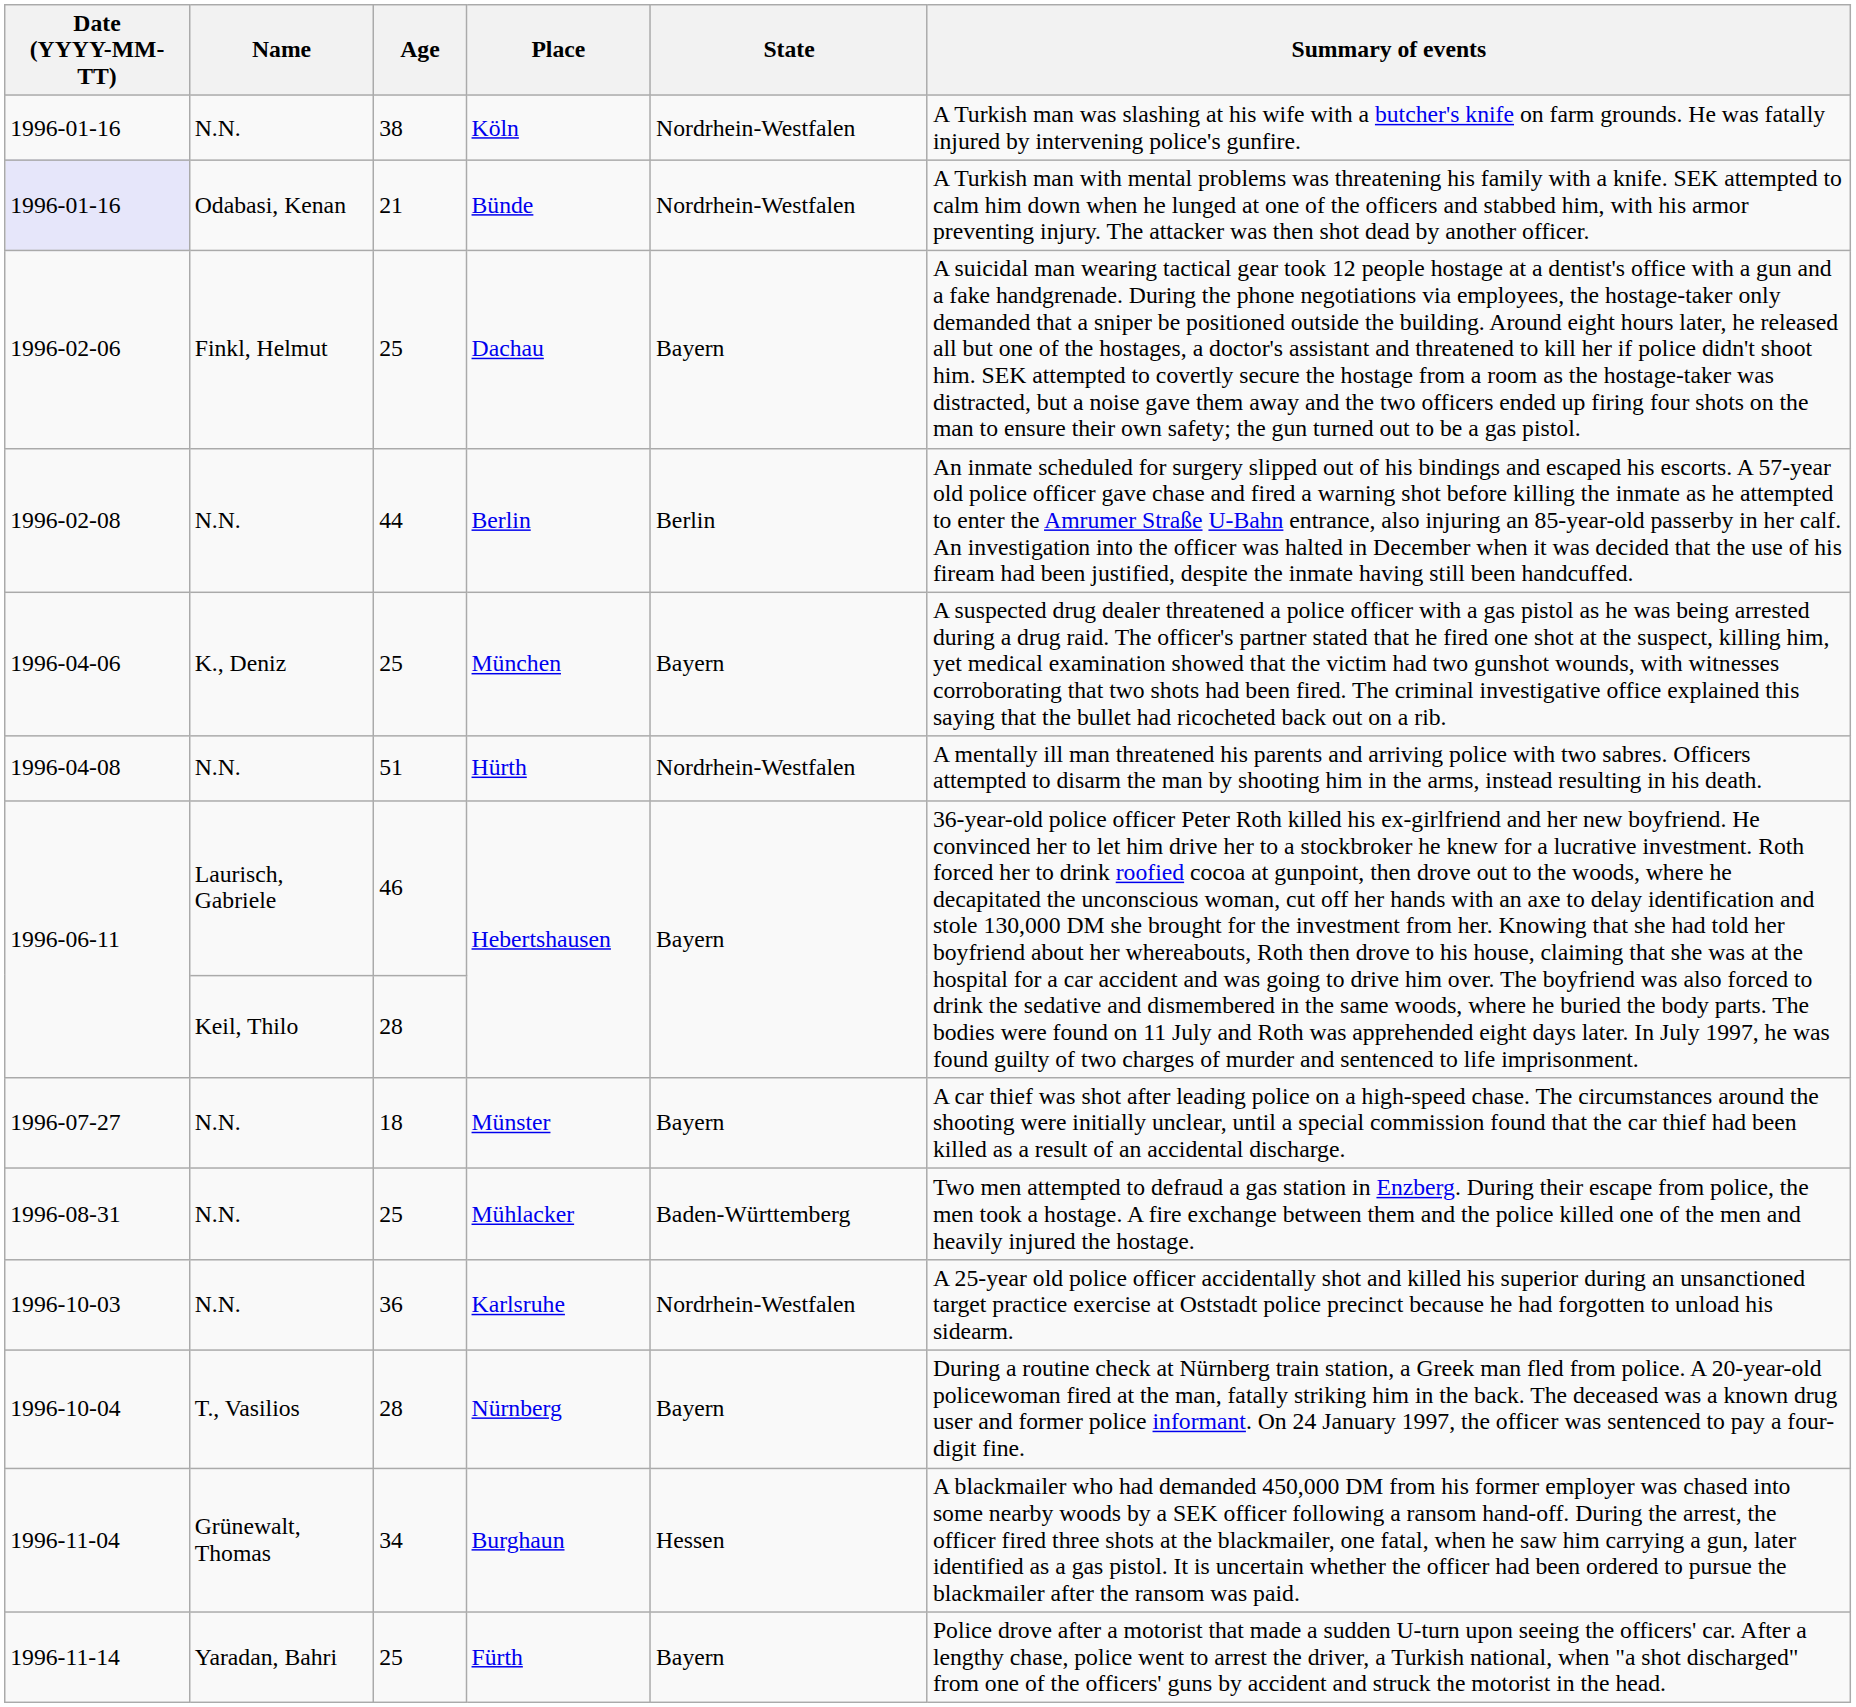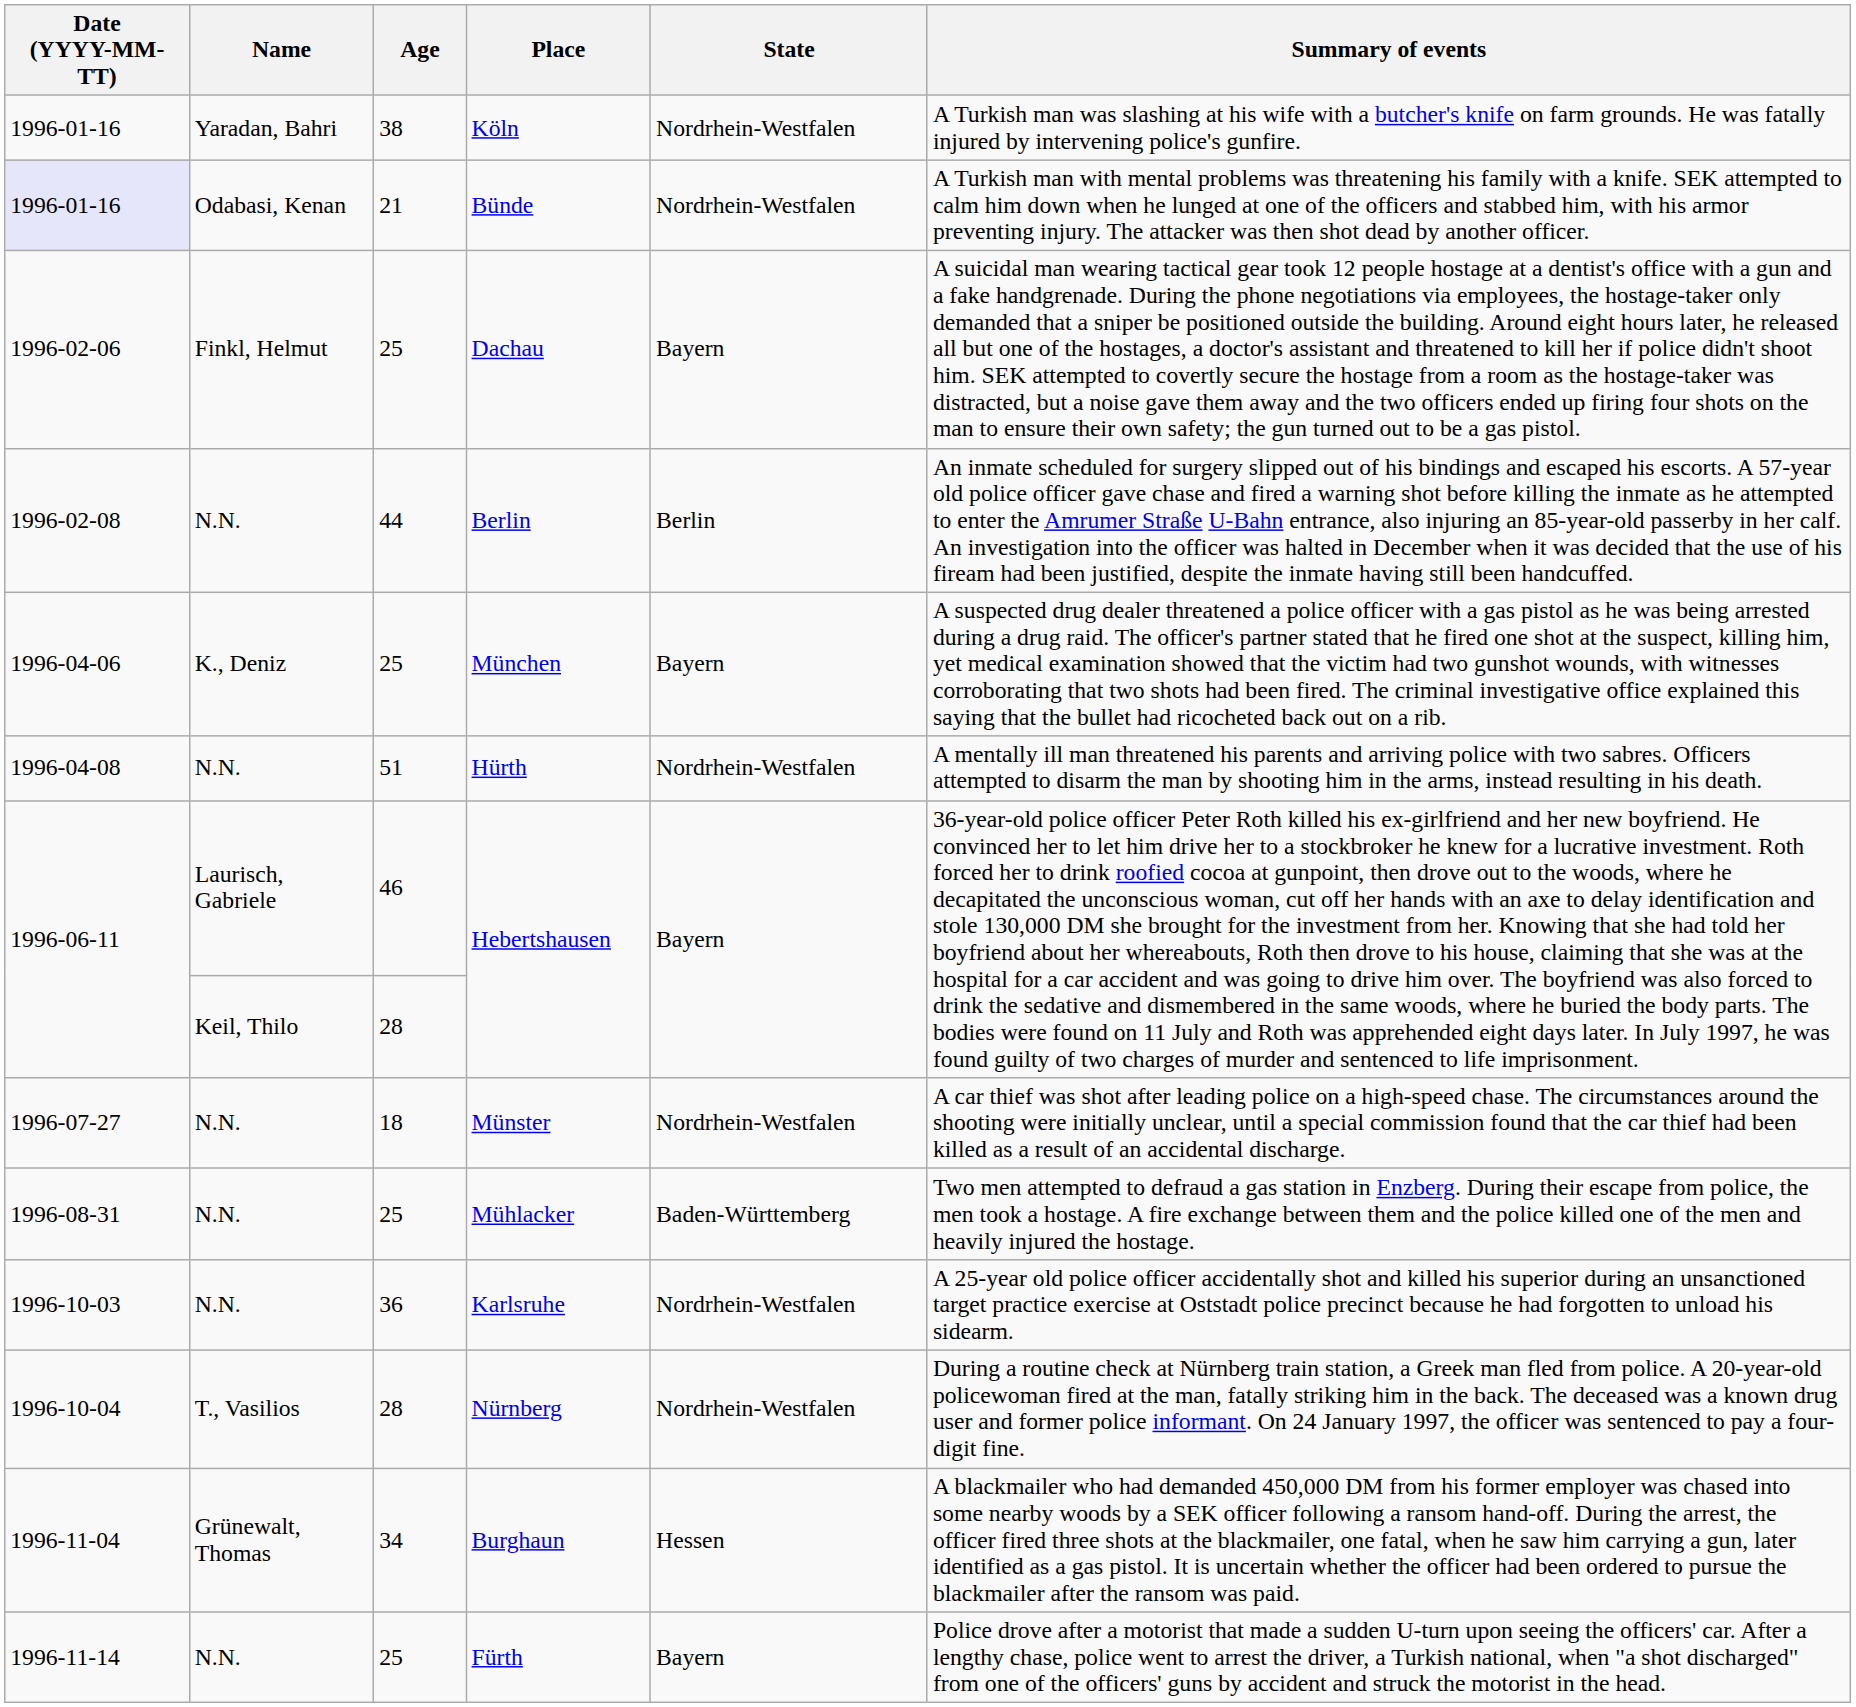(218, 127) N.N. -> (266, 127) Yaradan, Bahri
(690, 1122) Bayern -> (756, 1122) Nordrhein-Westfalen
(690, 1408) Bayern -> (756, 1408) Nordrhein-Westfalen
(266, 1657) Yaradan, Bahri -> (218, 1657) N.N.
